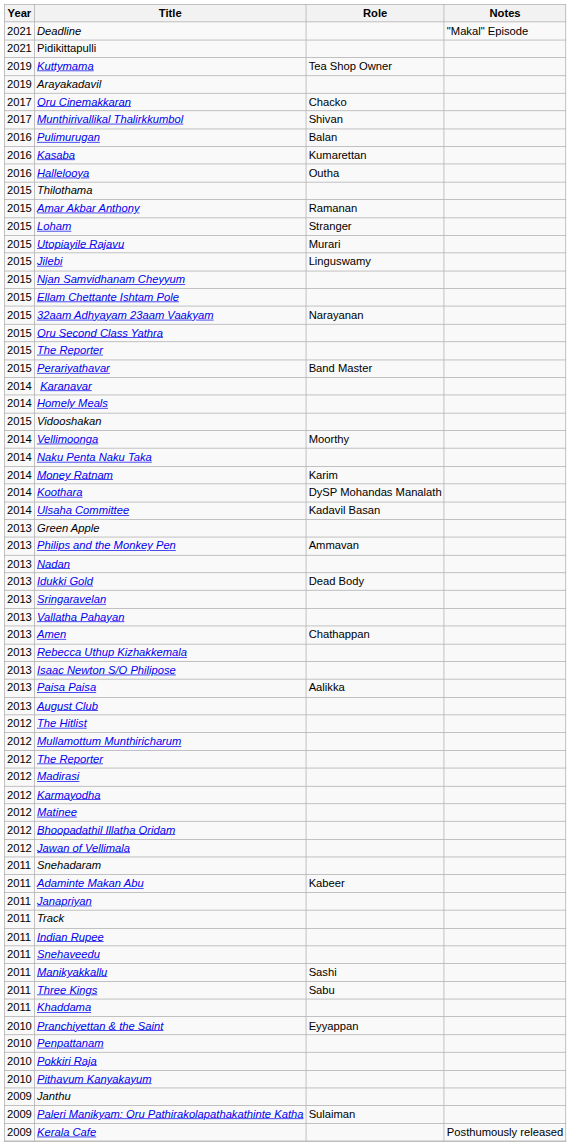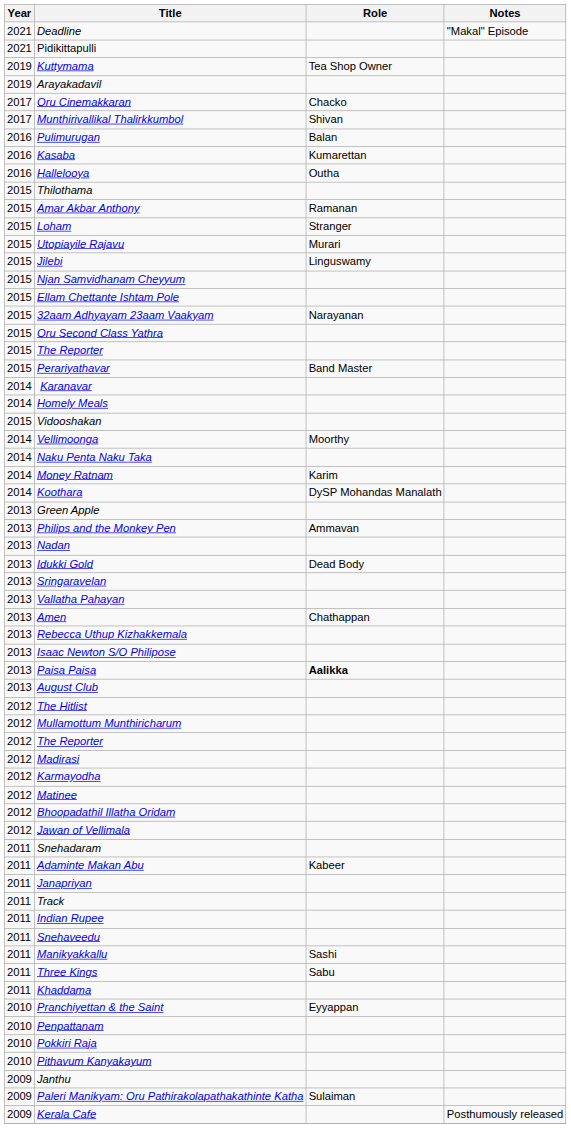- row: (19, 510)
(327, 688) normal -> (328, 670) bold
